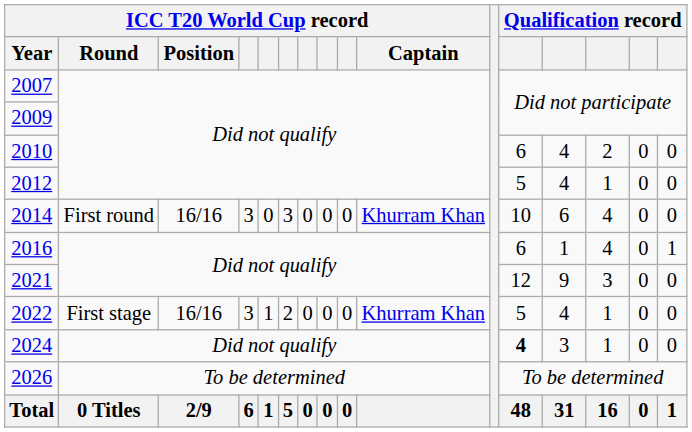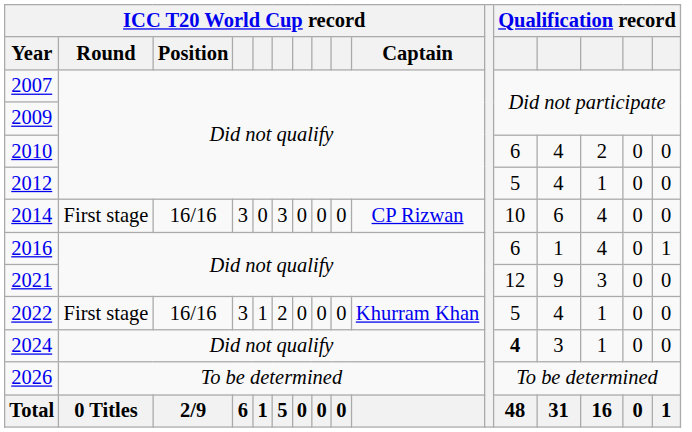(109, 215) First round -> (106, 215) First stage
(423, 215) Khurram Khan -> (418, 215) CP Rizwan
